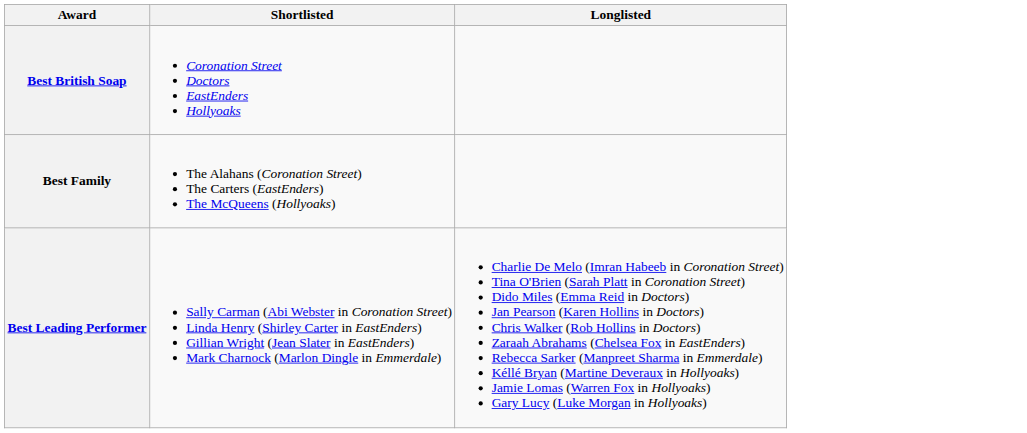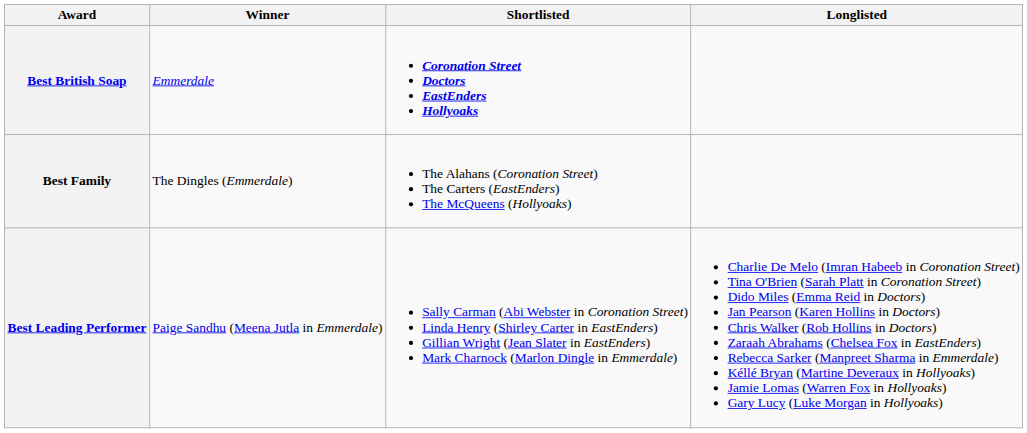+ column: (267, 15)
(302, 88) normal -> (538, 88) bold
